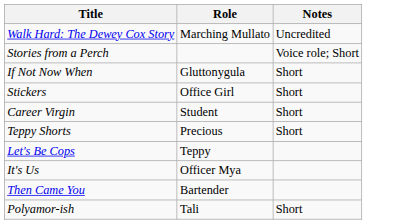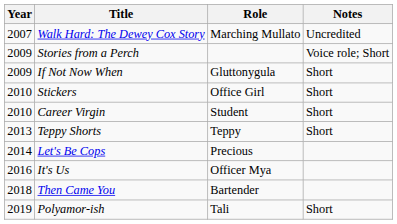+ column: (20, 14)
(201, 131) Precious -> (226, 131) Teppy
(195, 151) Teppy -> (232, 151) Precious
